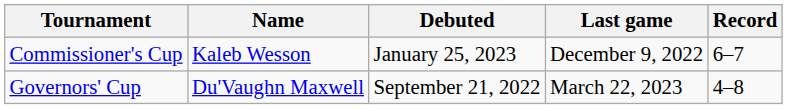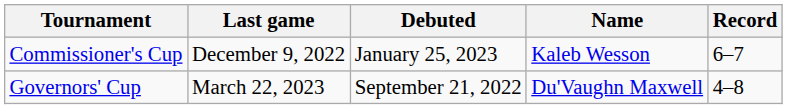columns swapped: (278, 20) <-> (627, 20)
